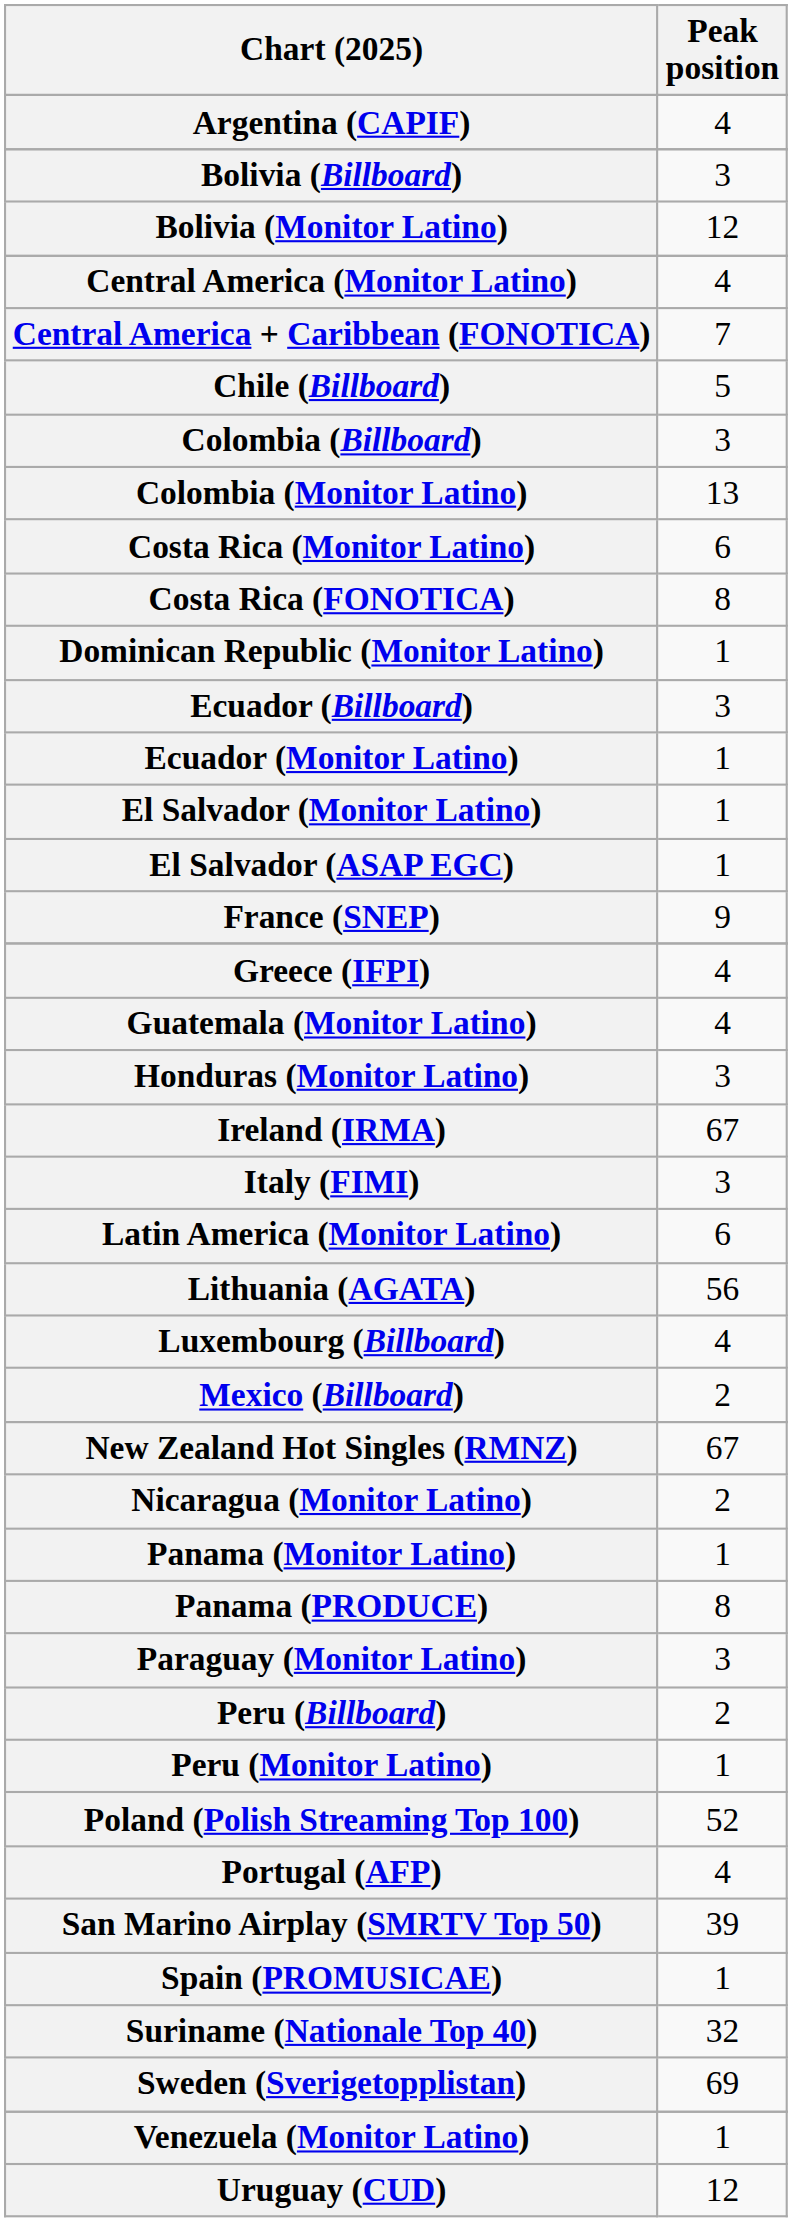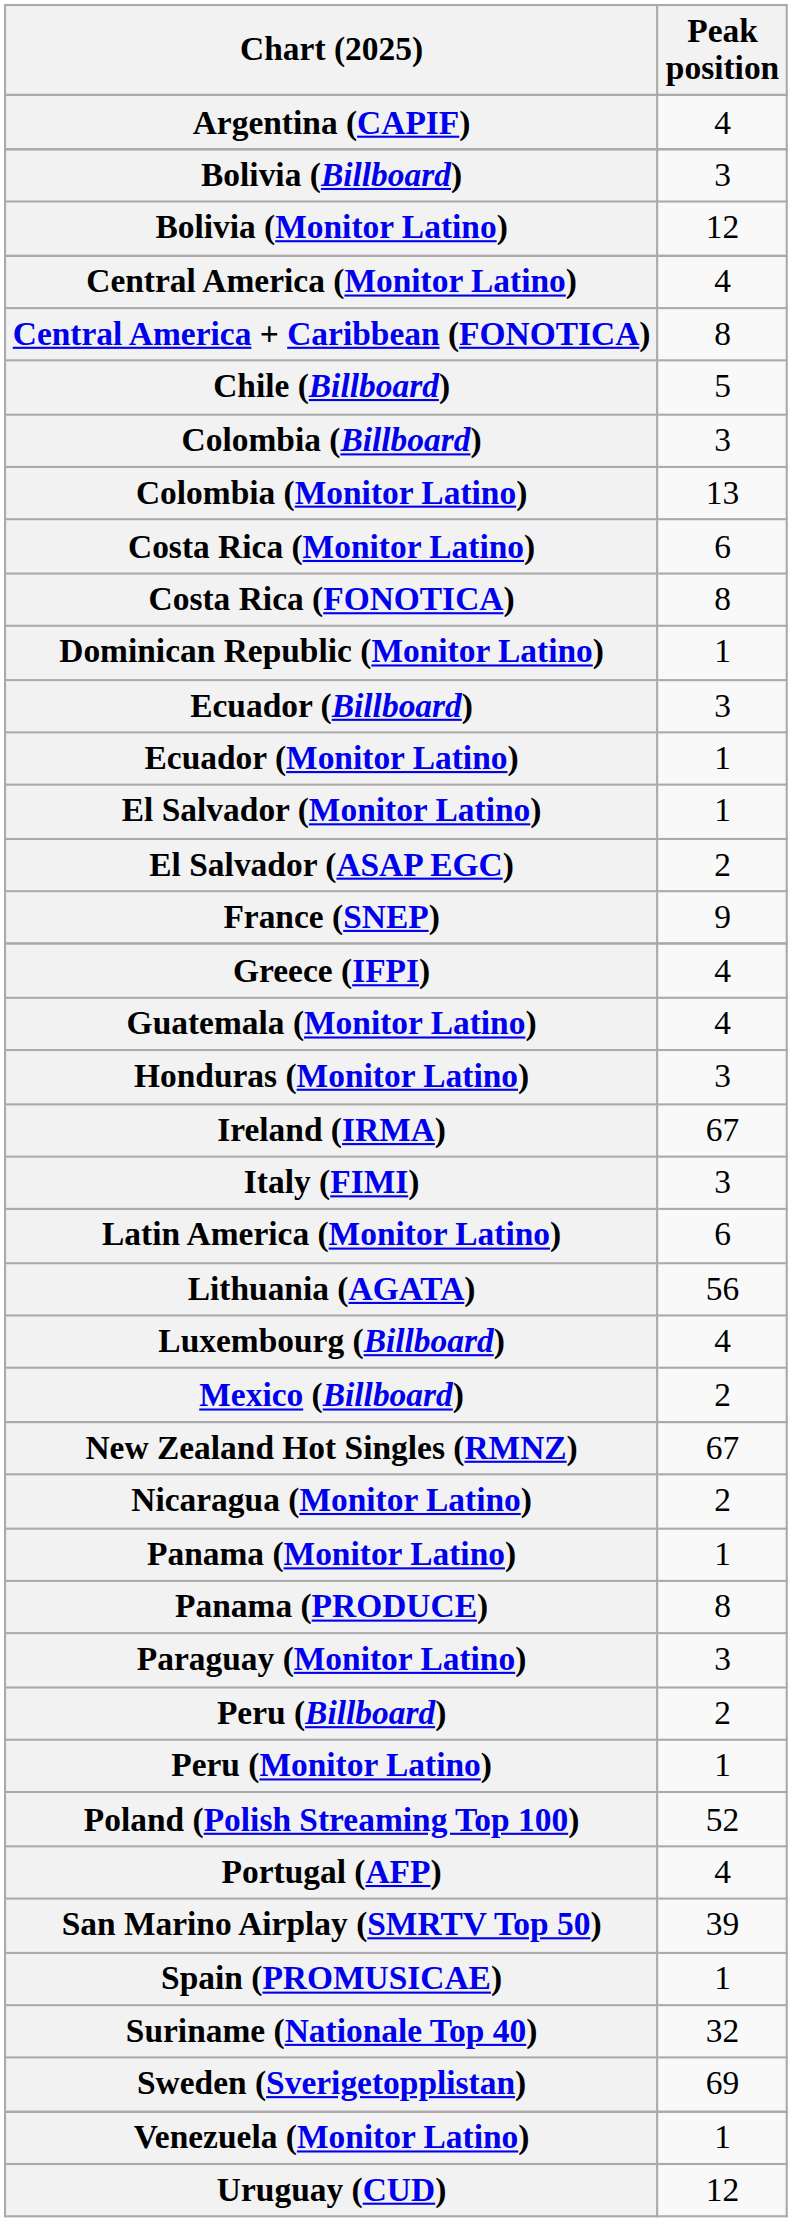(723, 333) 7 -> (723, 333) 8
(723, 864) 1 -> (723, 864) 2
